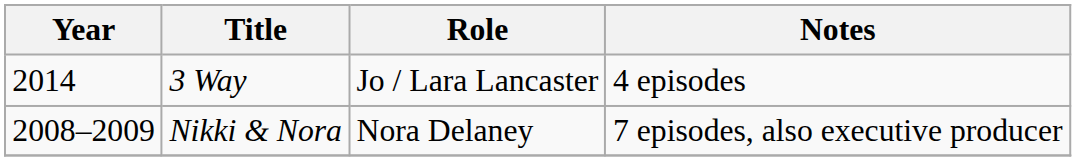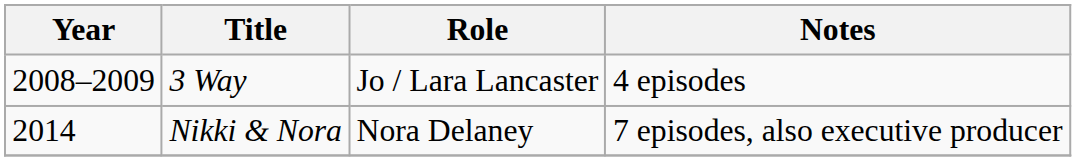(44, 79) 2014 -> (84, 79) 2008–2009
(84, 130) 2008–2009 -> (44, 130) 2014
